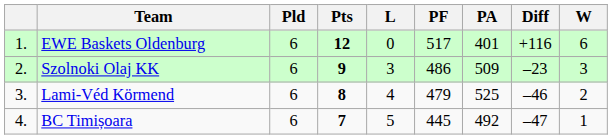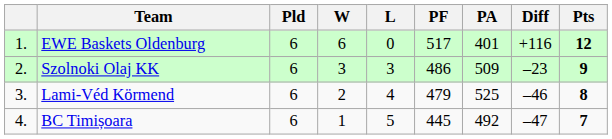columns swapped: (584, 17) <-> (342, 17)
